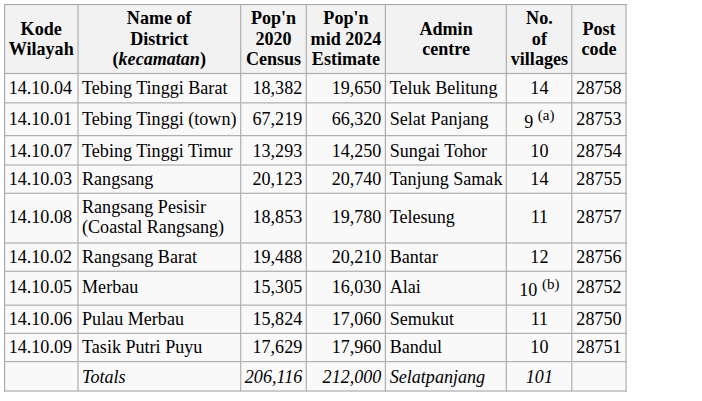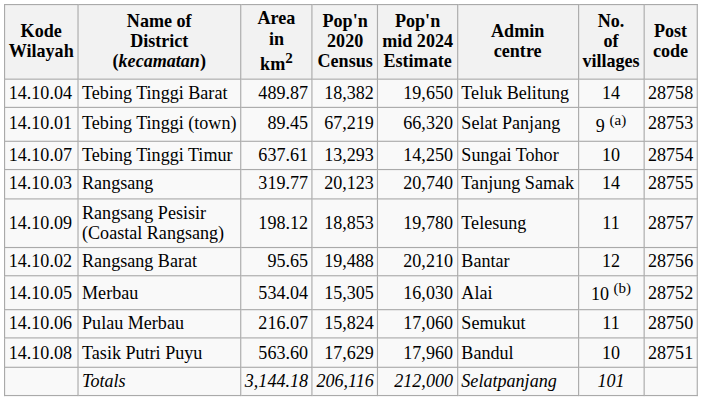+ column: (276, 41)
(40, 217) 14.10.08 -> (40, 222) 14.10.09
(40, 347) 14.10.09 -> (40, 352) 14.10.08
